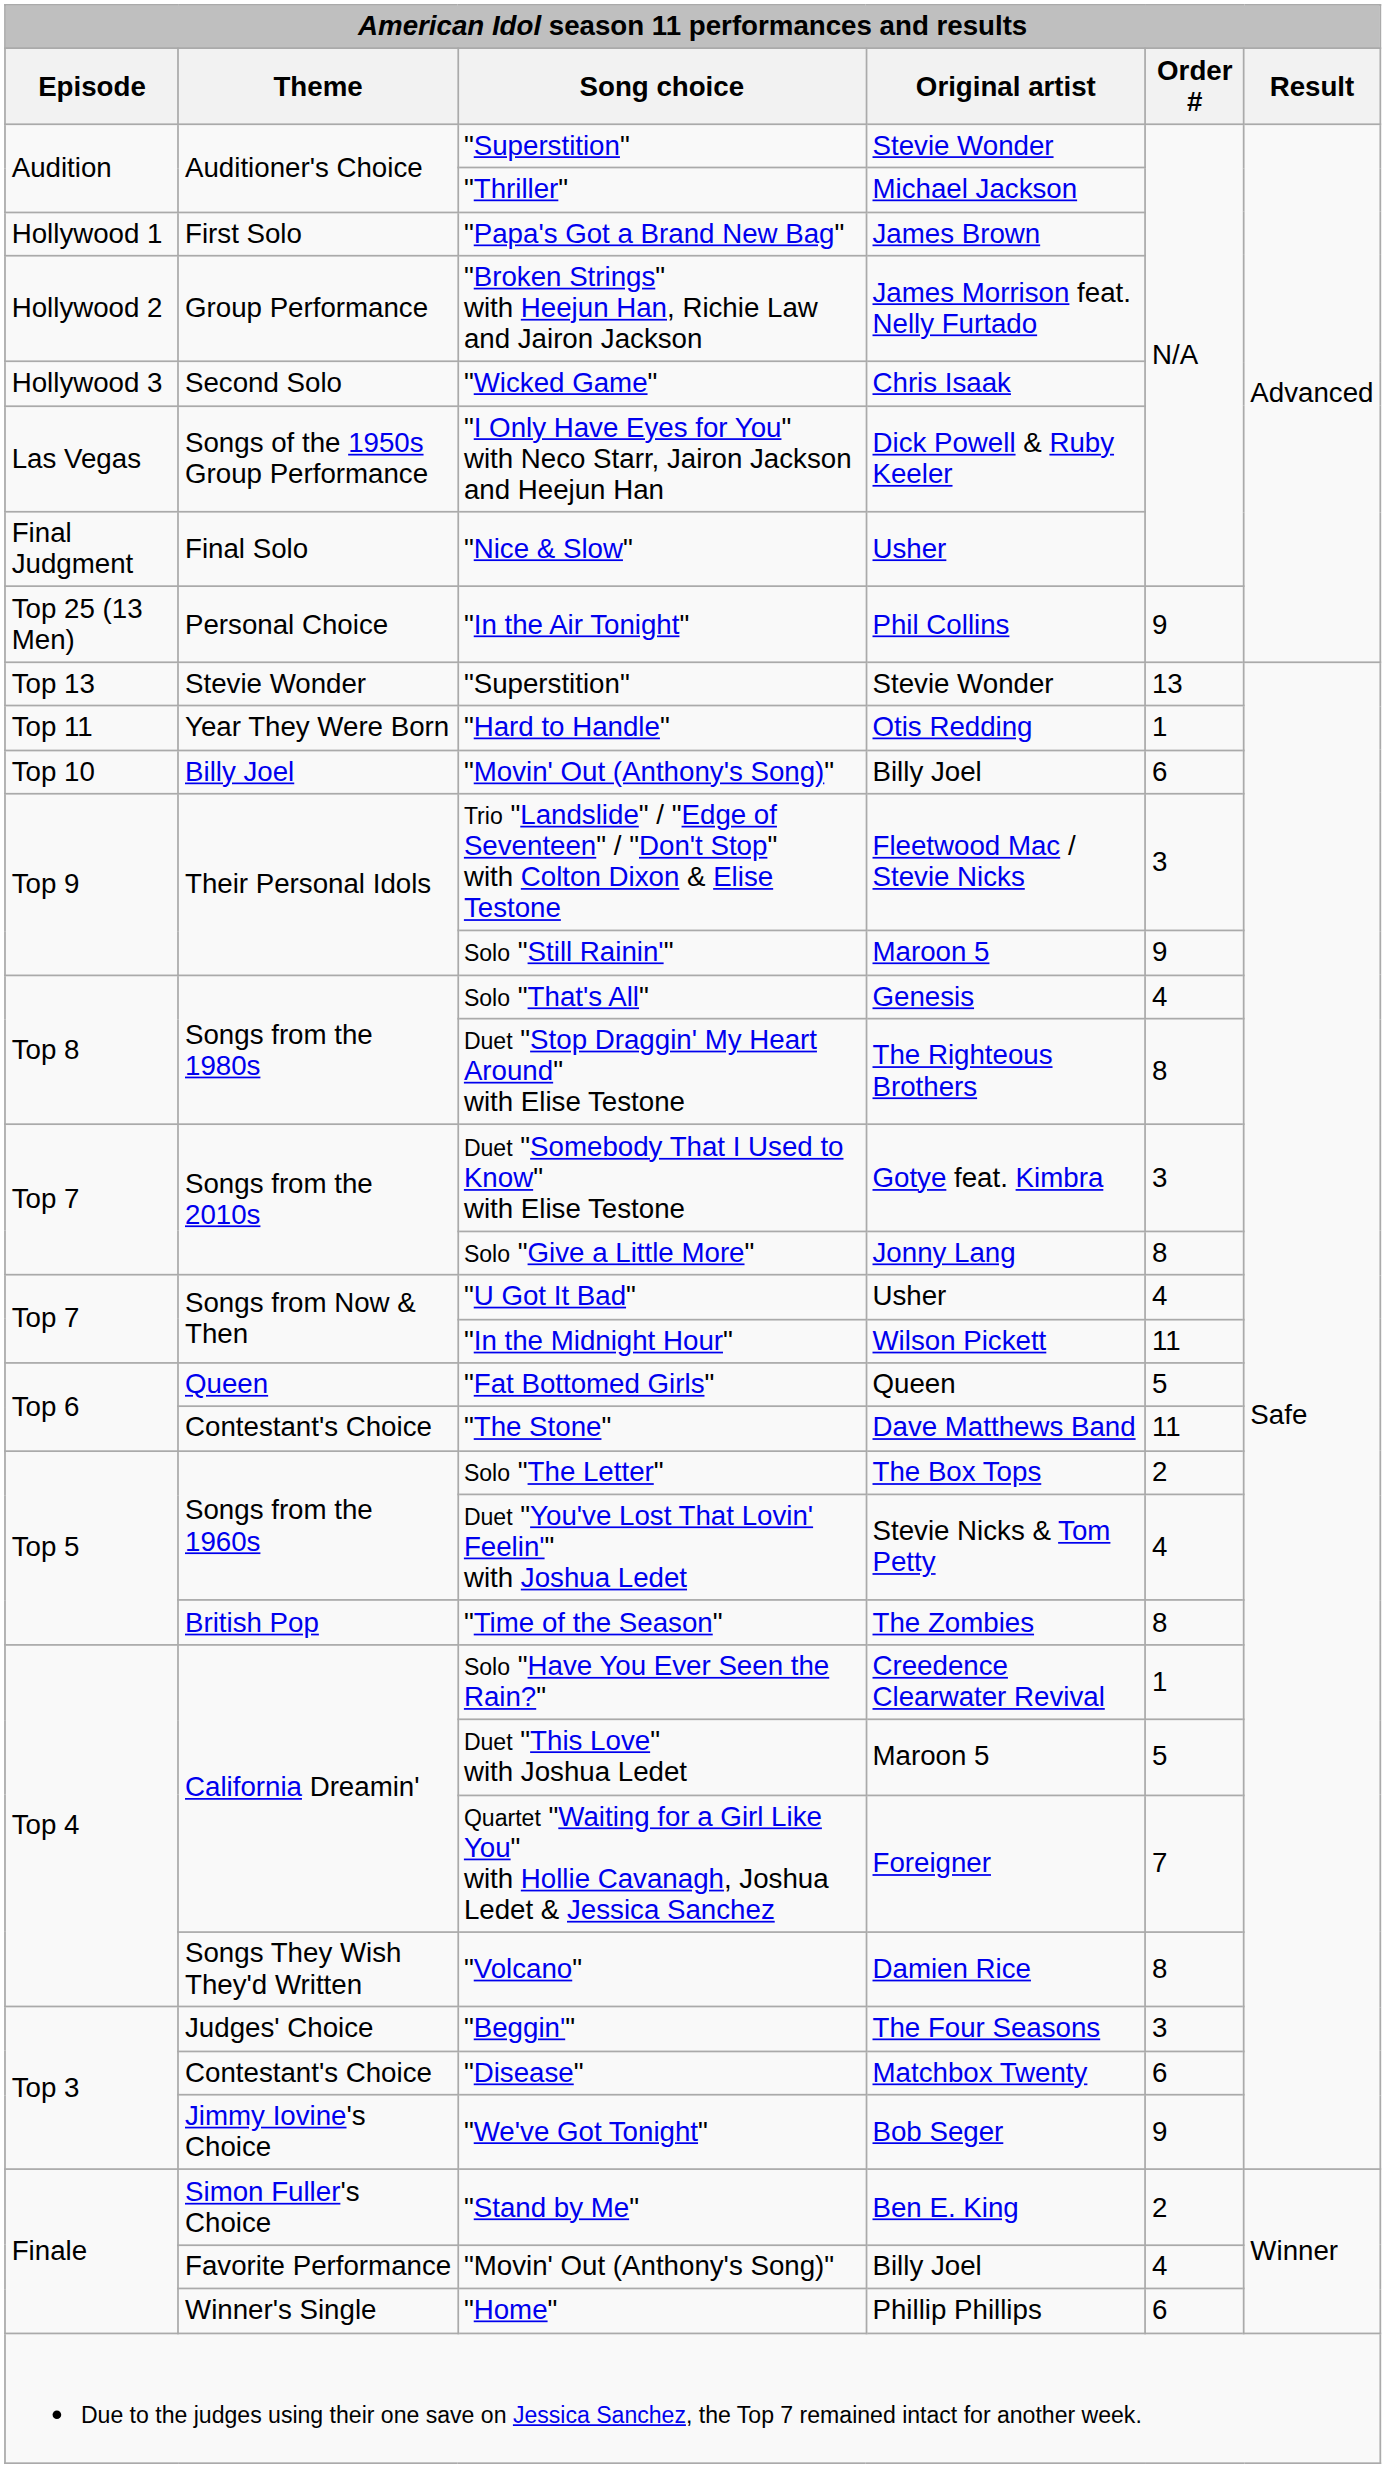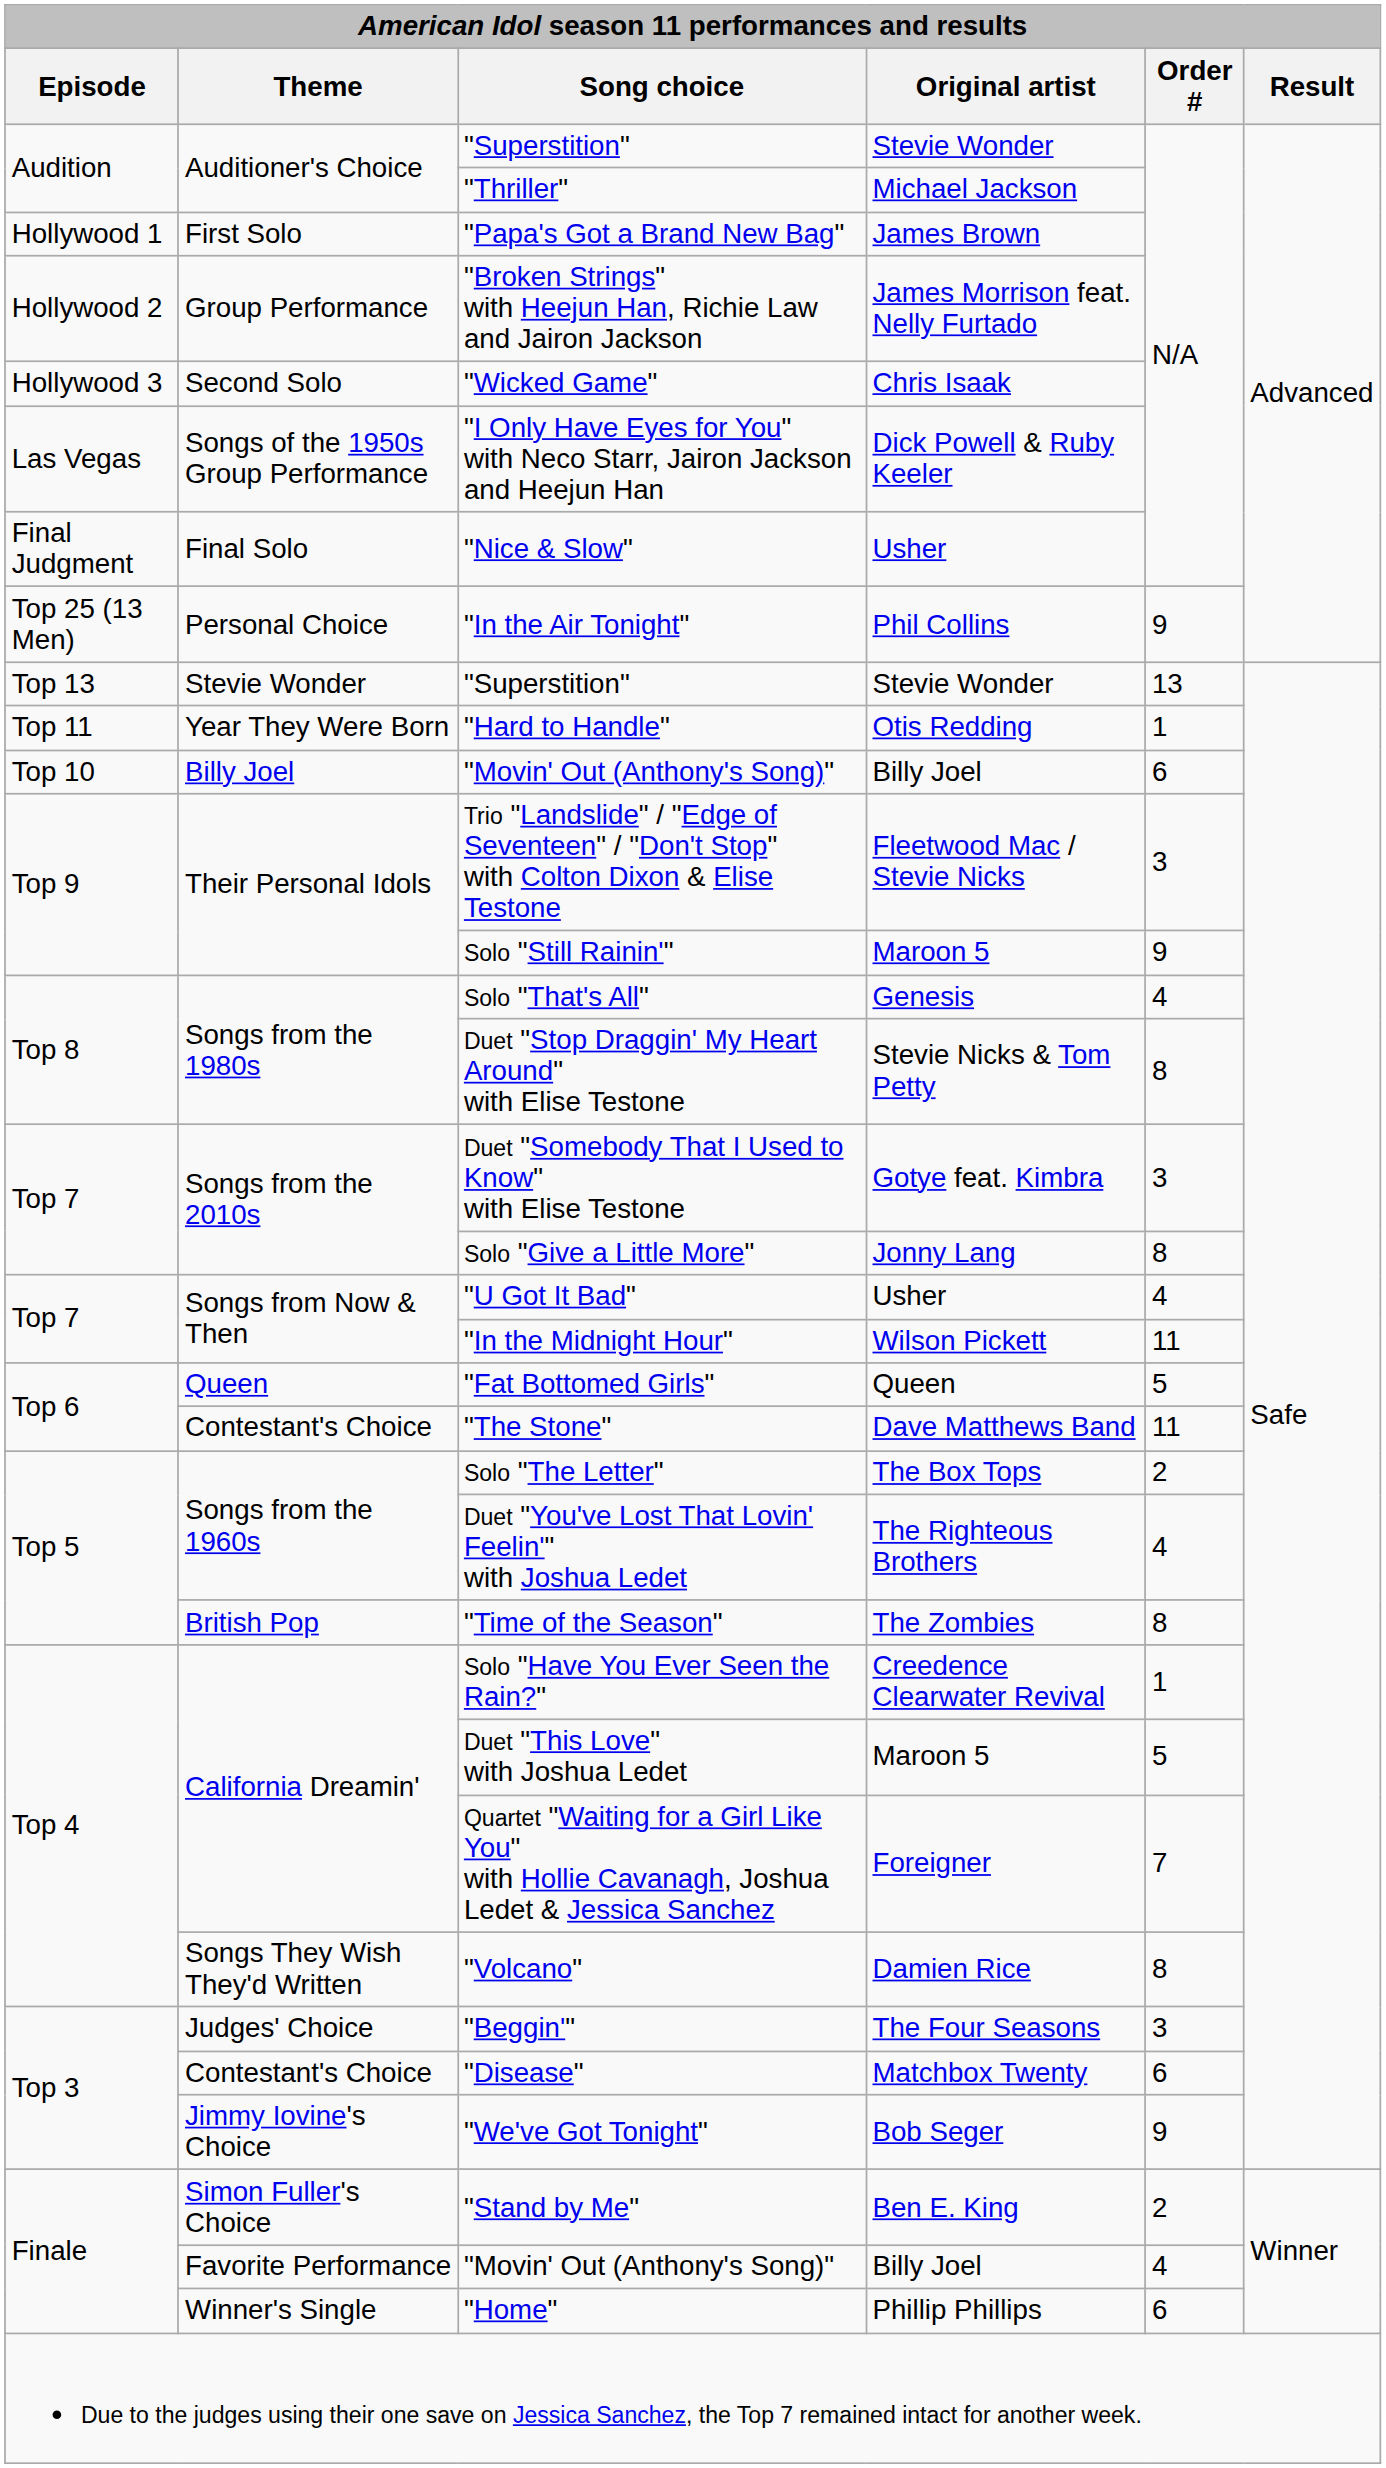(963, 1071) The Righteous Brothers -> (991, 1071) Stevie Nicks & Tom Petty
(991, 1547) Stevie Nicks & Tom Petty -> (963, 1547) The Righteous Brothers
